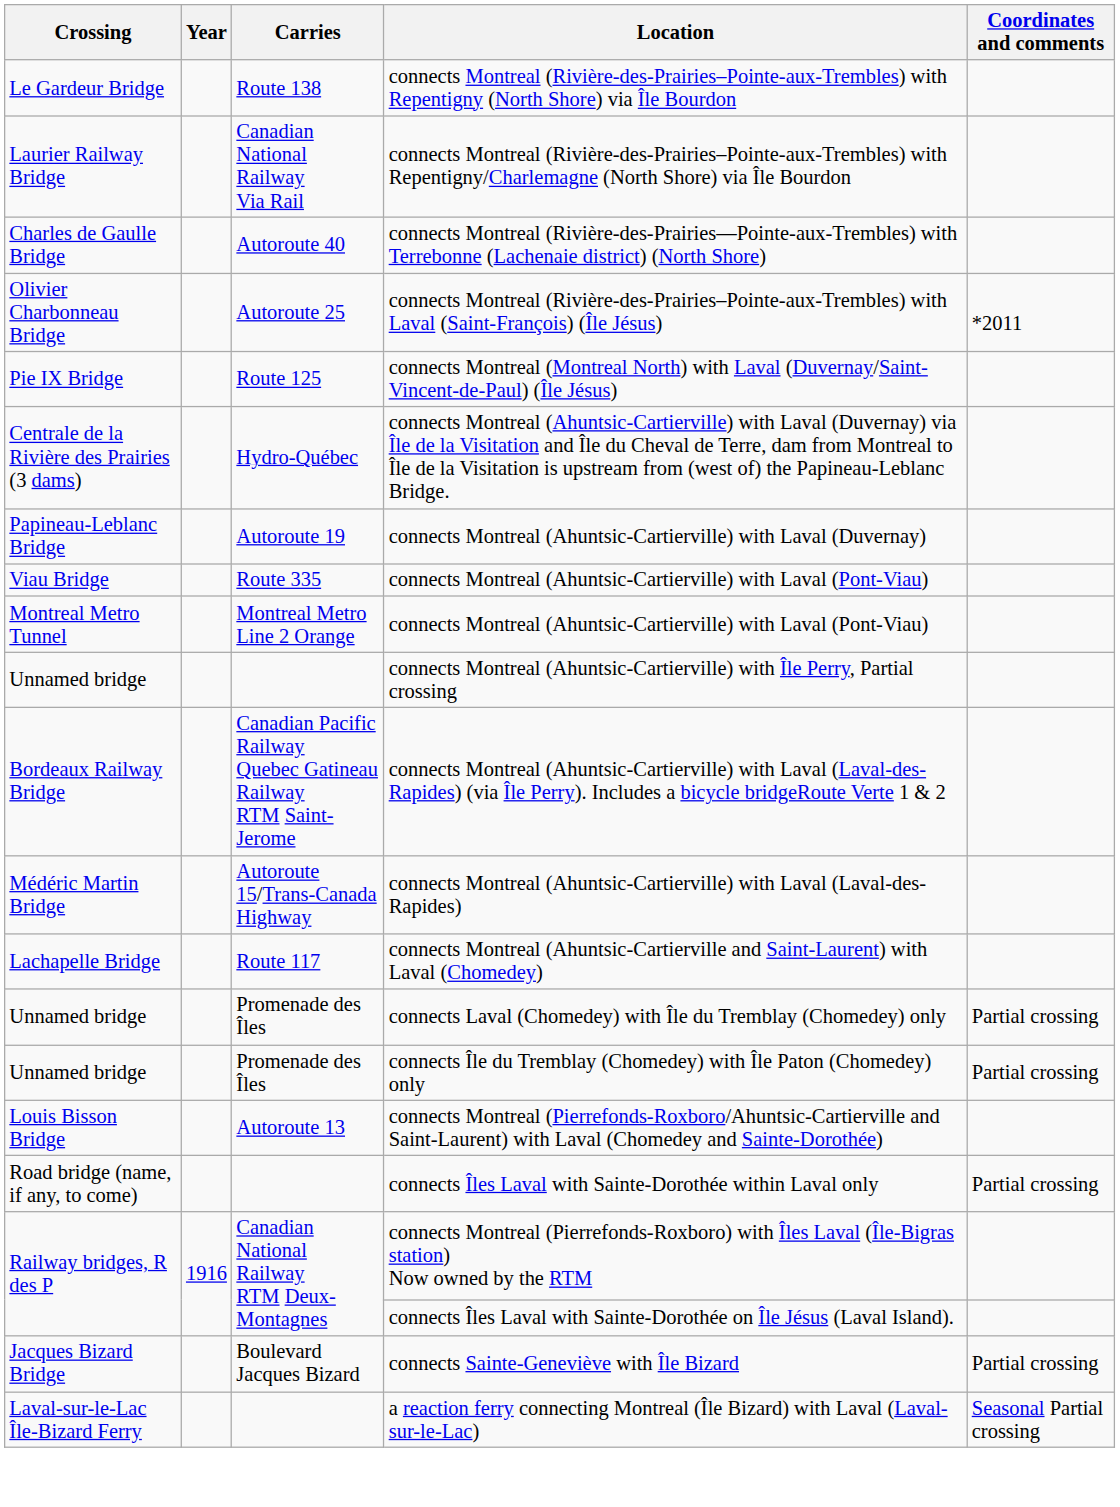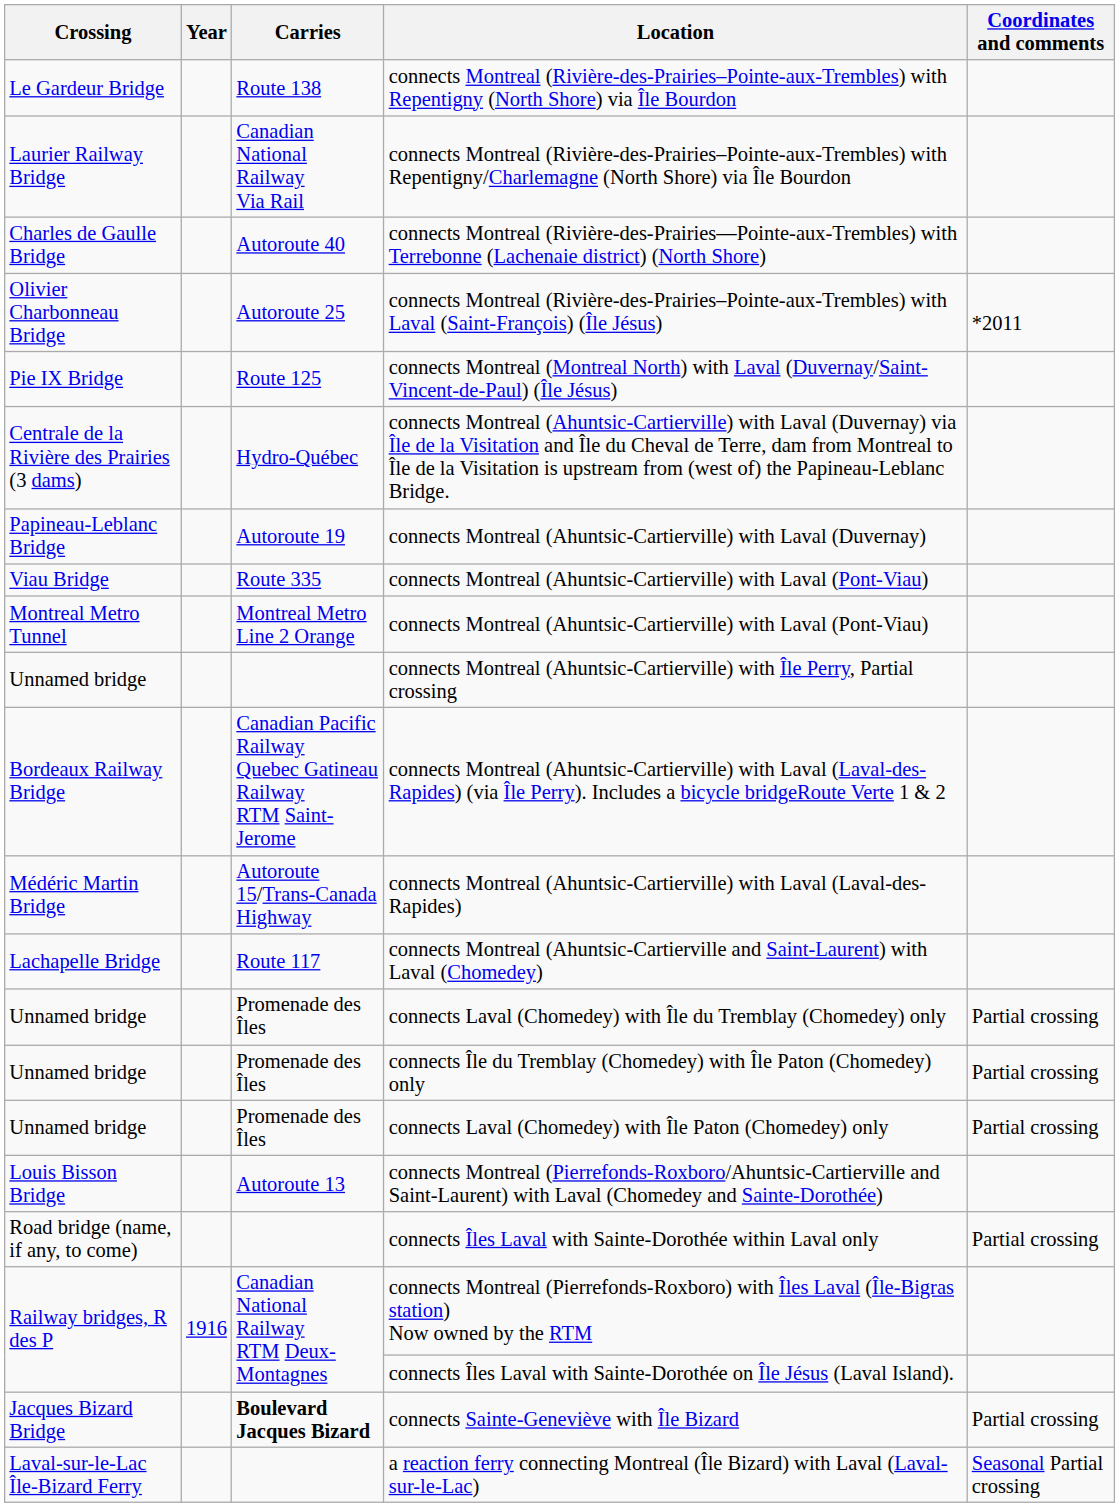+ row: (78, 1127)
(298, 1363) normal -> (303, 1419) bold
